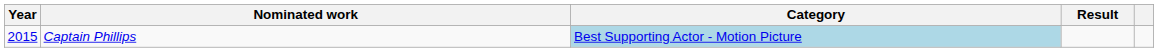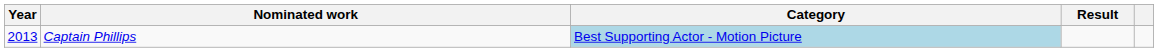(22, 36) 2015 -> (22, 36) 2013
